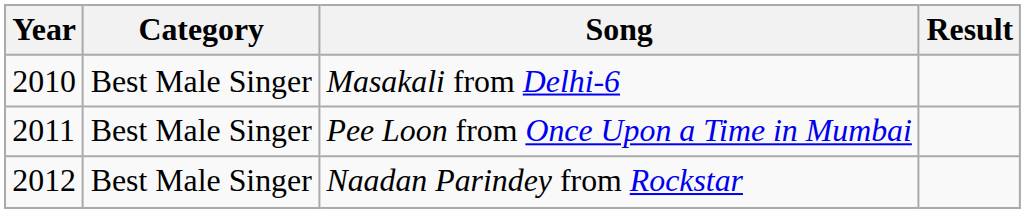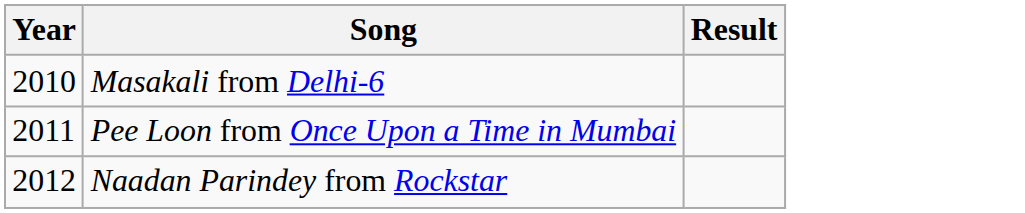- column: (201, 29)
